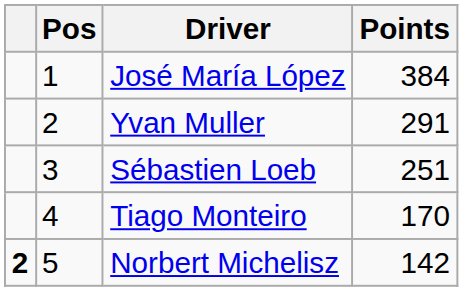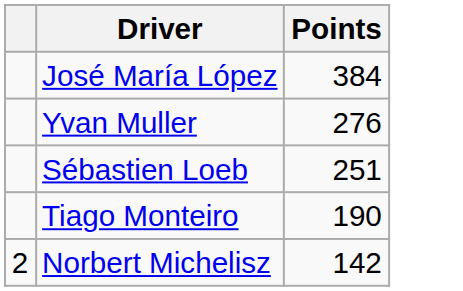- column: (69, 29)
(425, 122) 291 -> (357, 122) 276
(425, 216) 170 -> (357, 216) 190
(20, 263) bold -> (20, 263) normal
